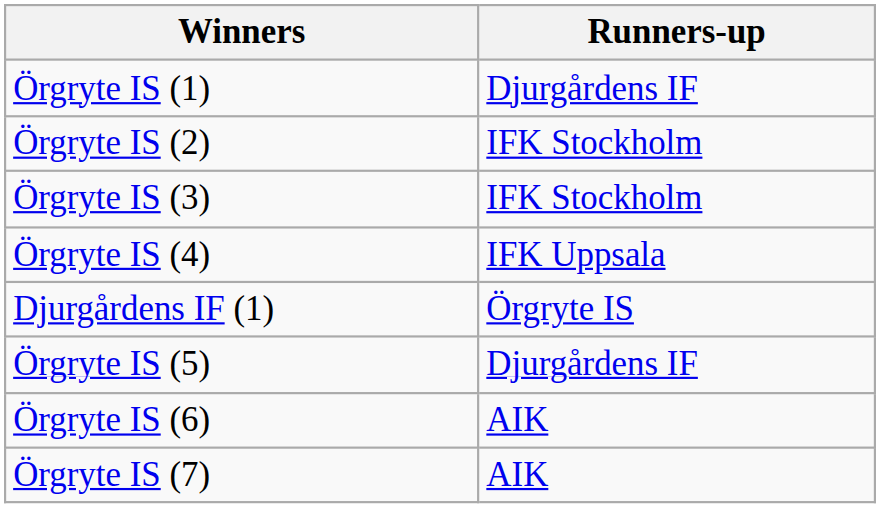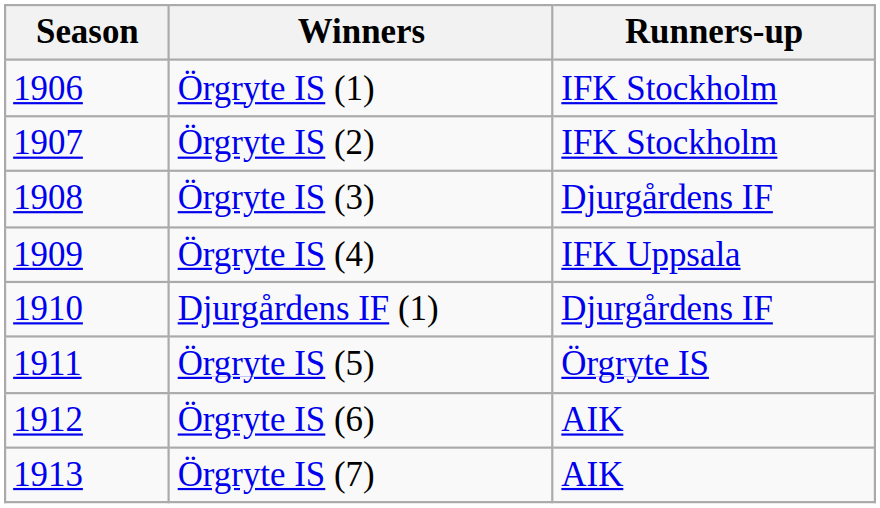+ column: (87, 32)
(592, 87) Djurgårdens IF -> (669, 87) IFK Stockholm
(594, 198) IFK Stockholm -> (667, 198) Djurgårdens IF
(560, 308) Örgryte IS -> (667, 308) Djurgårdens IF
(592, 364) Djurgårdens IF -> (635, 364) Örgryte IS
